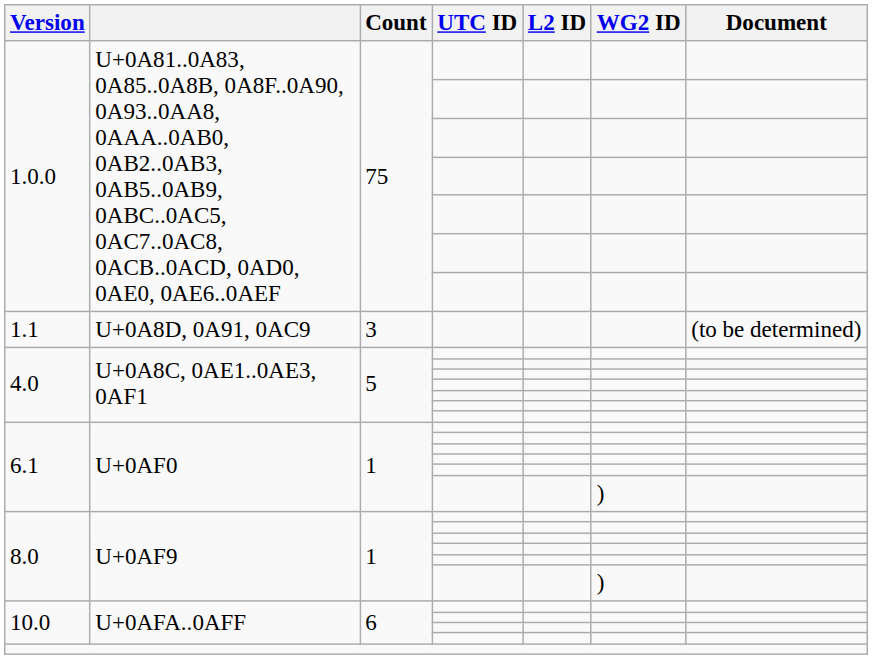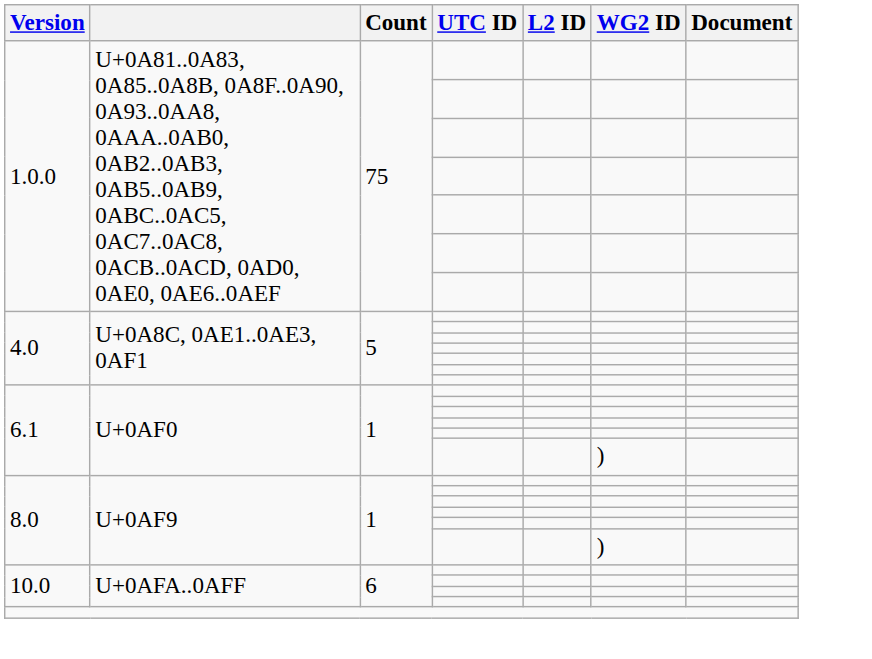- row: (24, 329)
